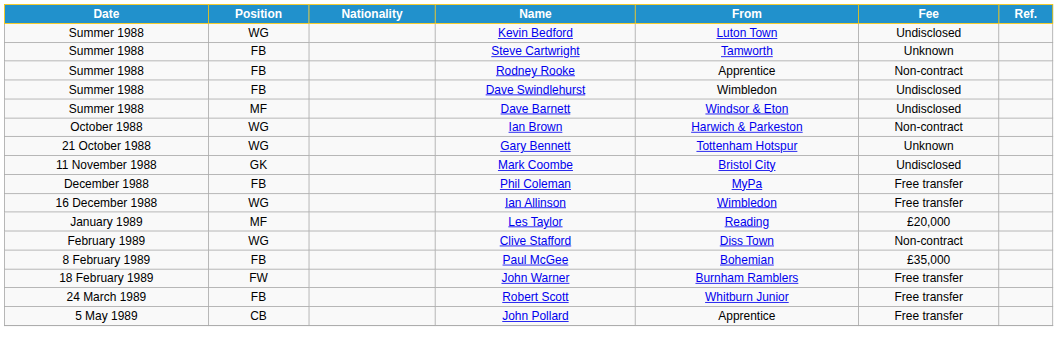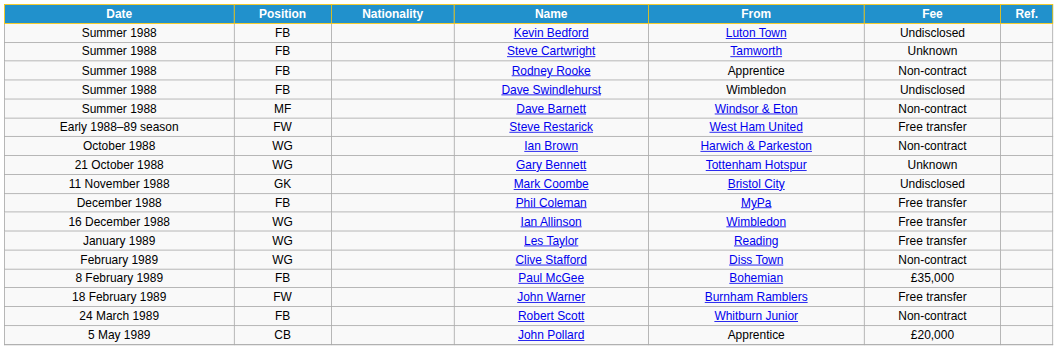(258, 33) WG -> (283, 33) FB
(929, 109) Undisclosed -> (932, 109) Non-contract
+ row: (551, 128)
(258, 222) MF -> (283, 241) WG
(929, 222) £20,000 -> (932, 241) Free transfer
(929, 297) Free transfer -> (932, 316) Non-contract
(929, 316) Free transfer -> (932, 335) £20,000
